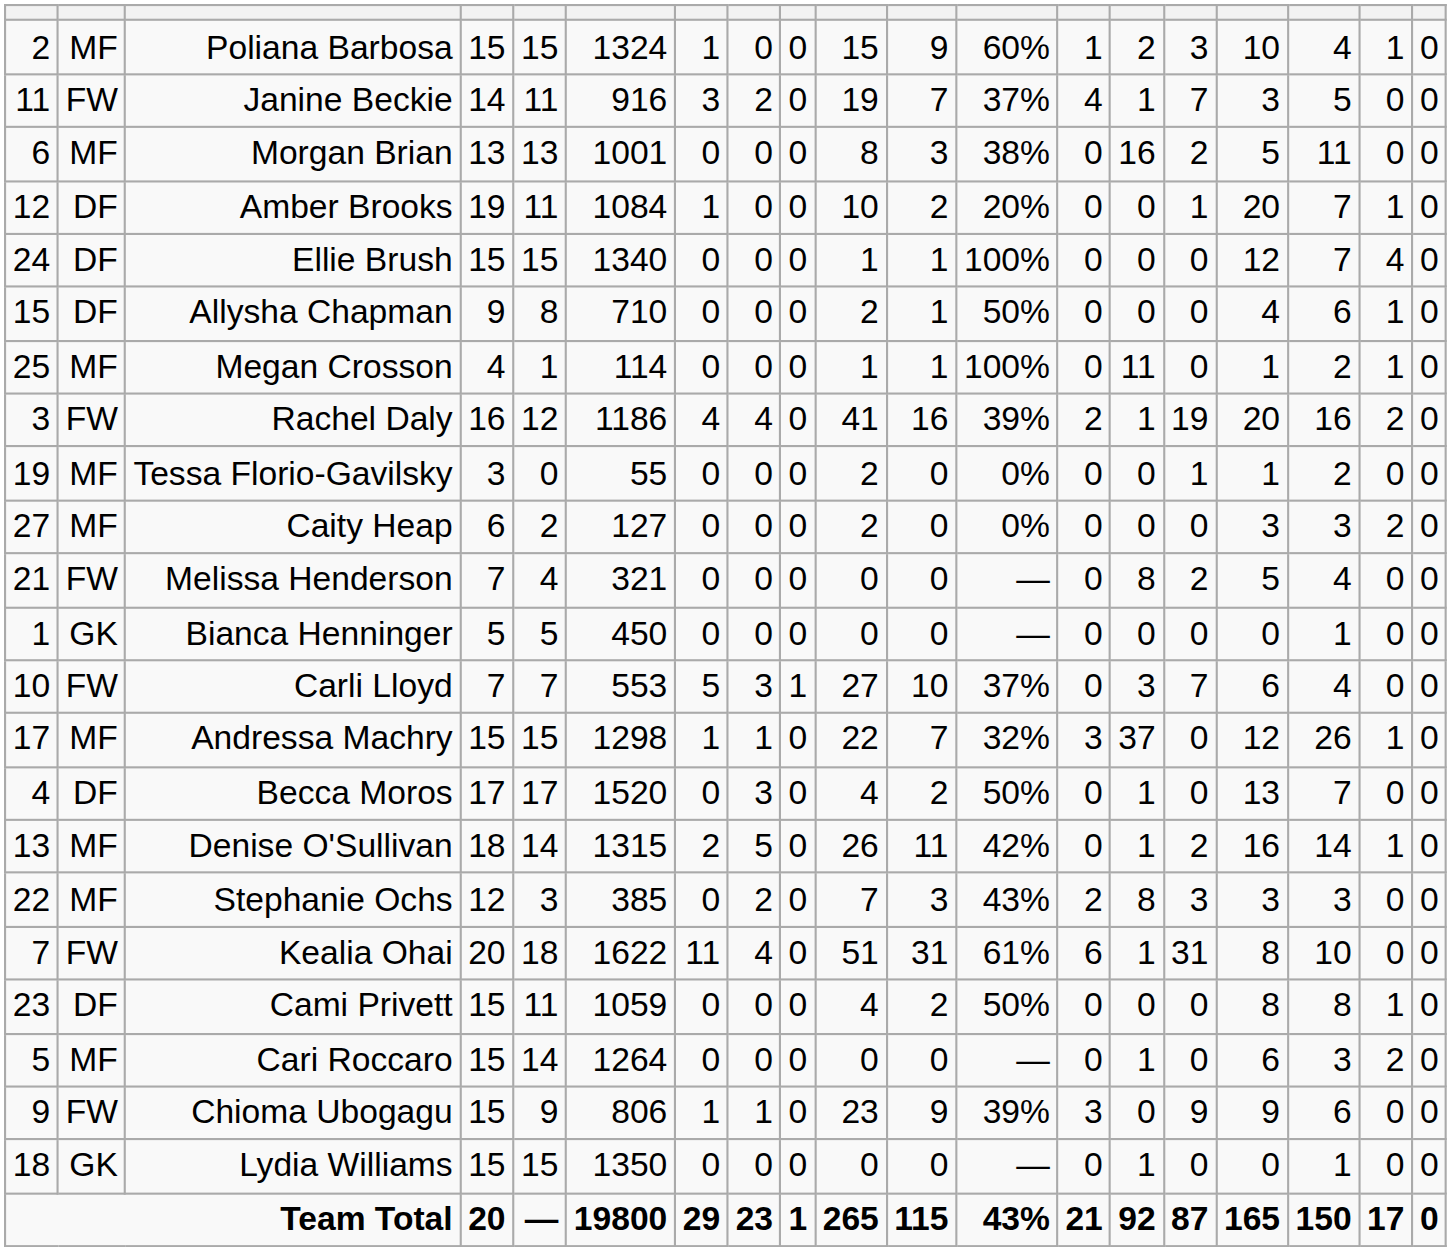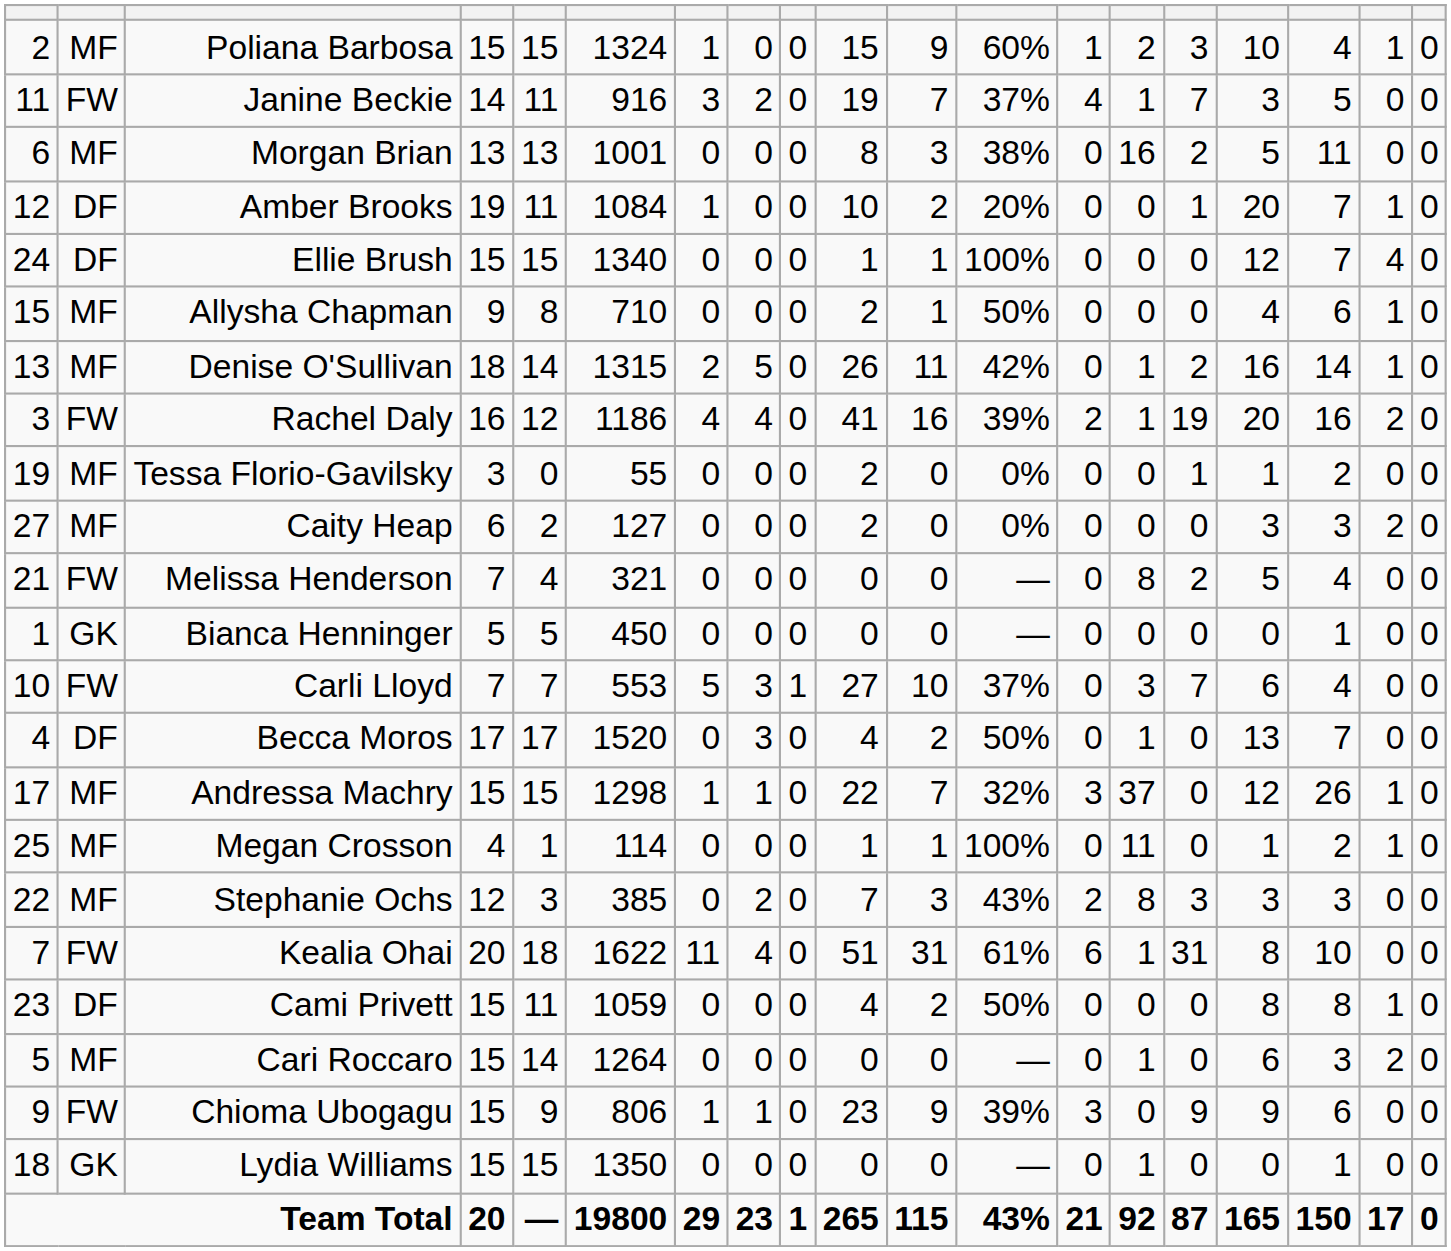(95, 313) DF -> (94, 313) MF
rows swapped: (334, 366) <-> (321, 845)
rows swapped: (322, 739) <-> (355, 792)
